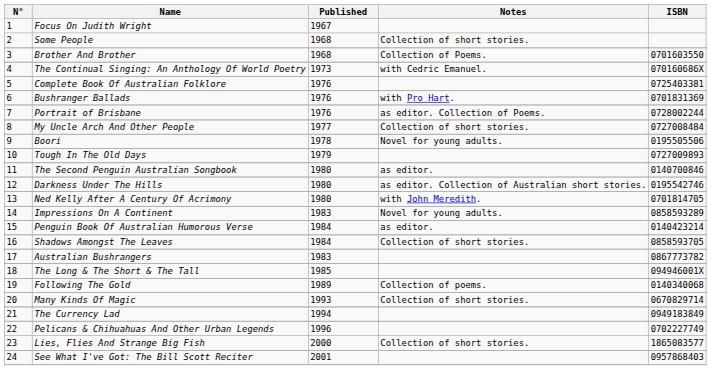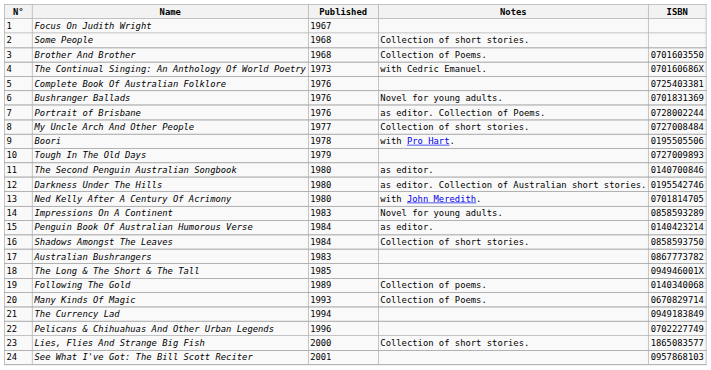(418, 98) with Pro Hart. -> (442, 98) Novel for young adults.
(442, 141) Novel for young adults. -> (418, 141) with Pro Hart.
(677, 242) 0858593705 -> (677, 242) 0858593750
(455, 300) Collection of short stories. -> (434, 300) Collection of Poems.
(677, 357) 0957868403 -> (677, 357) 0957868103
